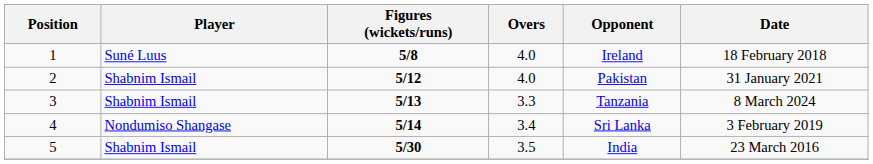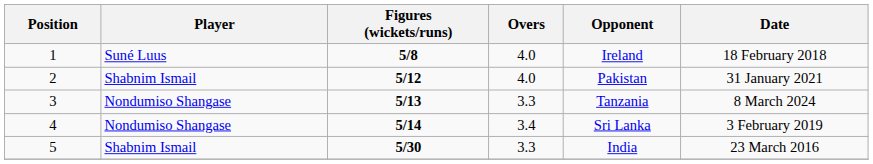(150, 101) Shabnim Ismail -> (168, 101) Nondumiso Shangase
(526, 147) 3.5 -> (526, 147) 3.3
